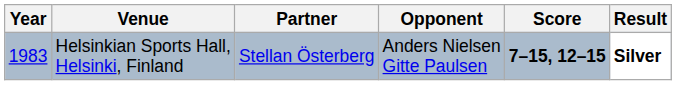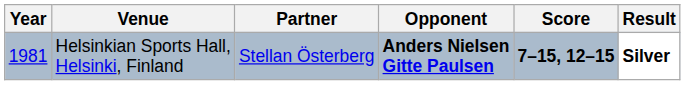(28, 56) 1983 -> (28, 56) 1981
(442, 56) normal -> (446, 56) bold
